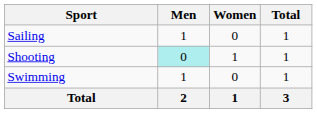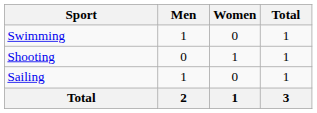rows swapped: (26, 35) <-> (36, 77)
(184, 56) paleturquoise background -> (184, 56) no background
